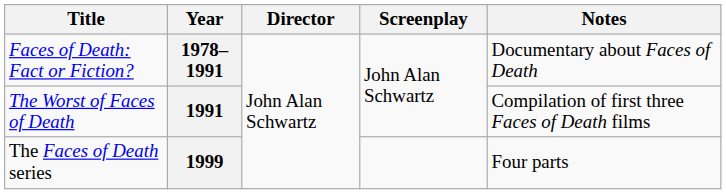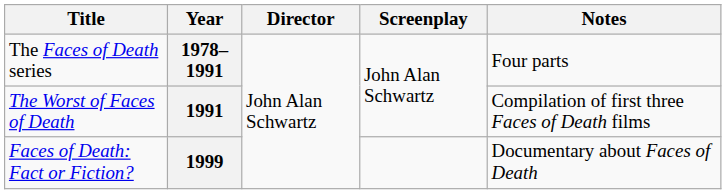(71, 60) Faces of Death: Fact or Fiction? -> (84, 60) The Faces of Death series
(601, 60) Documentary about Faces of Death -> (530, 60) Four parts
(84, 162) The Faces of Death series -> (71, 162) Faces of Death: Fact or Fiction?
(530, 162) Four parts -> (601, 162) Documentary about Faces of Death
